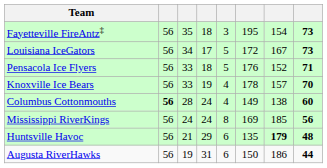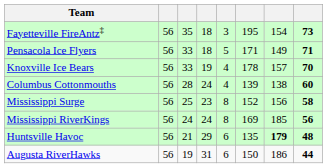- row: (51, 50)
(250, 67) 176 -> (250, 50) 171
(279, 67) 152 -> (279, 50) 149
(168, 102) bold -> (168, 85) normal
(250, 102) 149 -> (250, 85) 139
+ row: (46, 102)
